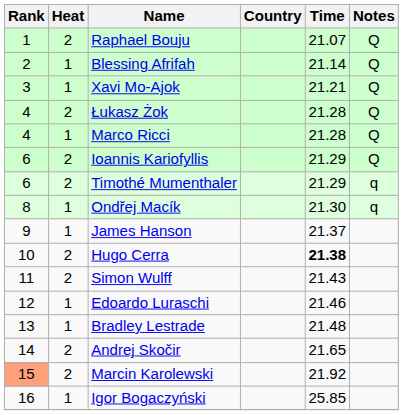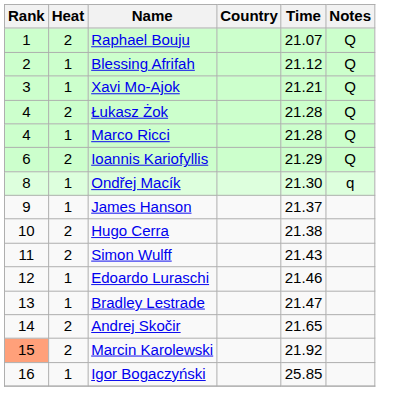(327, 64) 21.14 -> (304, 64) 21.12
- row: (164, 183)
(327, 254) bold -> (304, 231) normal
(327, 326) 21.48 -> (304, 302) 21.47
